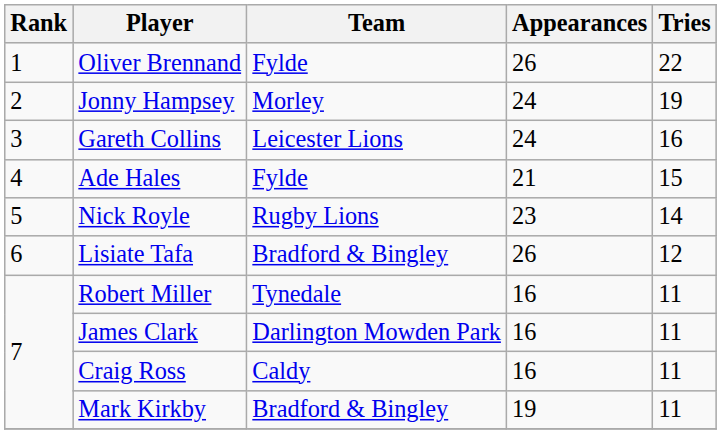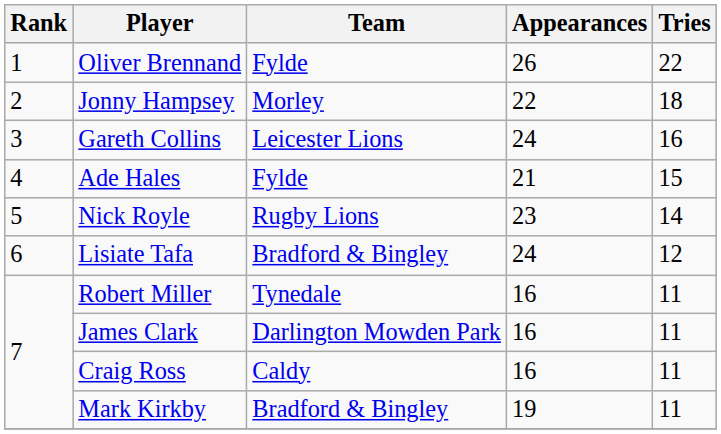(524, 100) 24 -> (524, 100) 22
(671, 100) 19 -> (671, 100) 18
(524, 255) 26 -> (524, 255) 24
